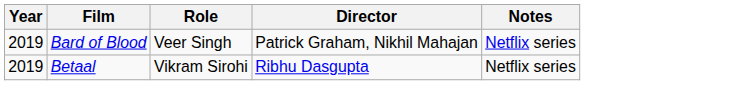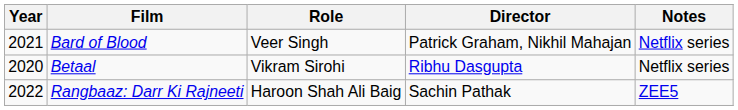(26, 42) 2019 -> (26, 42) 2021
(26, 67) 2019 -> (26, 67) 2020
+ row: (147, 92)
